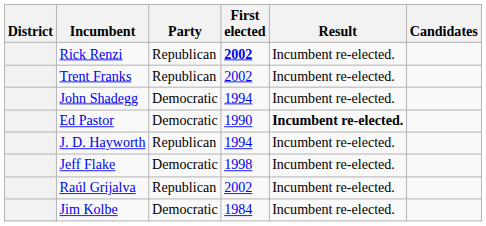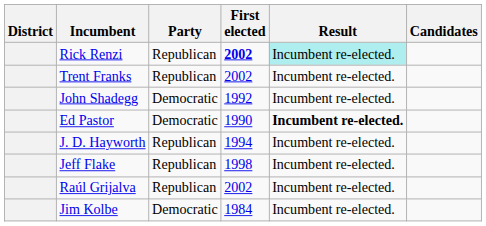(333, 53) no background -> (333, 53) paleturquoise background
(238, 98) 1994 -> (238, 98) 1992
(185, 165) Democratic -> (184, 165) Republican
